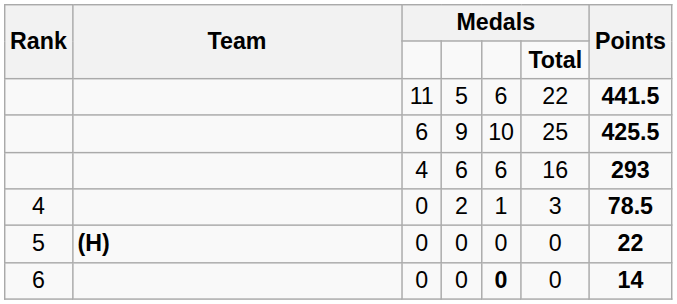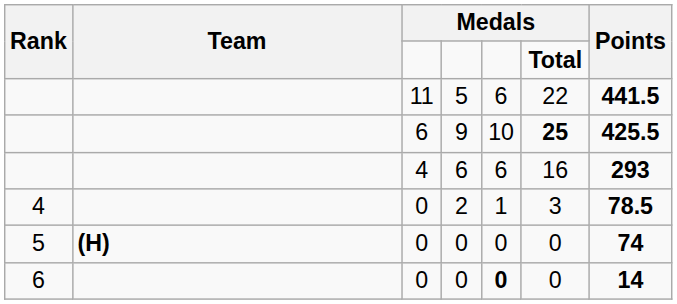(555, 133) normal -> (555, 133) bold
(630, 243) 22 -> (630, 243) 74
